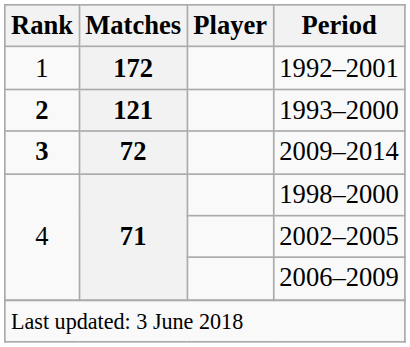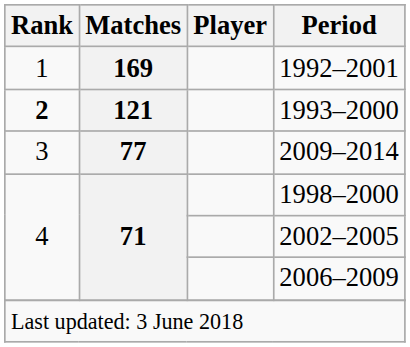(133, 67) 172 -> (133, 67) 169
(42, 151) bold -> (42, 151) normal
(133, 151) 72 -> (133, 151) 77
